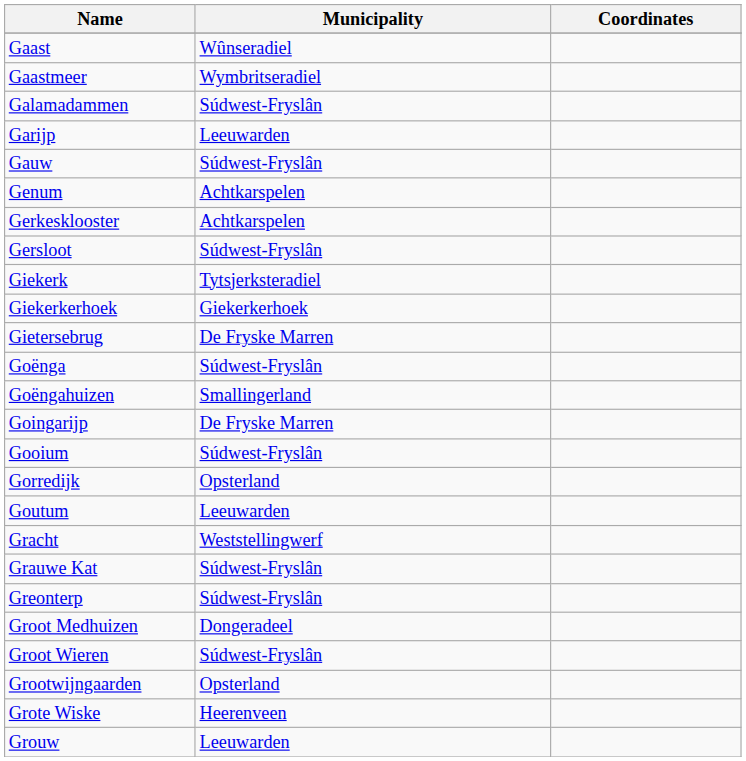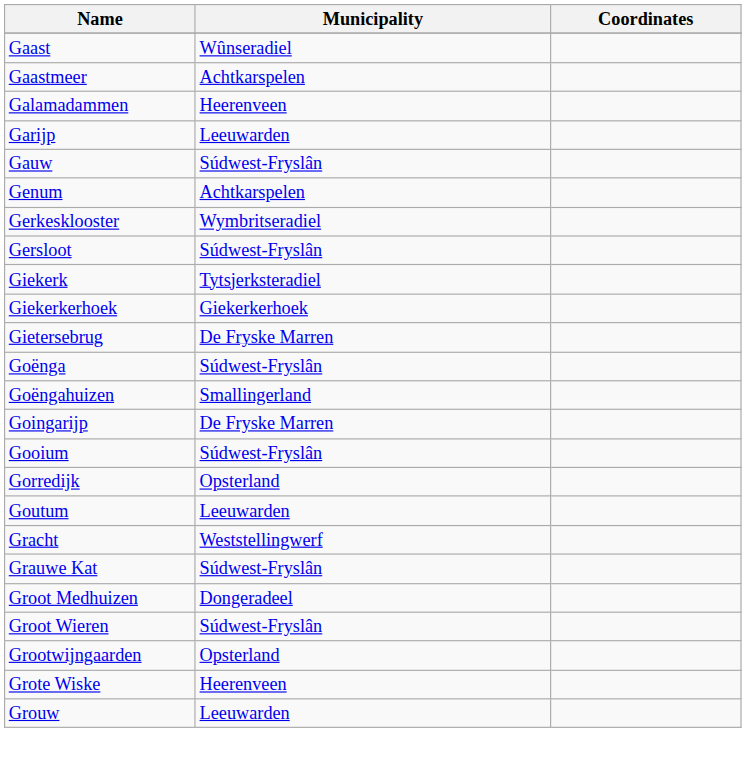(260, 76) Wymbritseradiel -> (252, 76) Achtkarspelen
(261, 105) Súdwest-Fryslân -> (243, 105) Heerenveen
(252, 221) Achtkarspelen -> (260, 221) Wymbritseradiel
- row: (46, 597)
